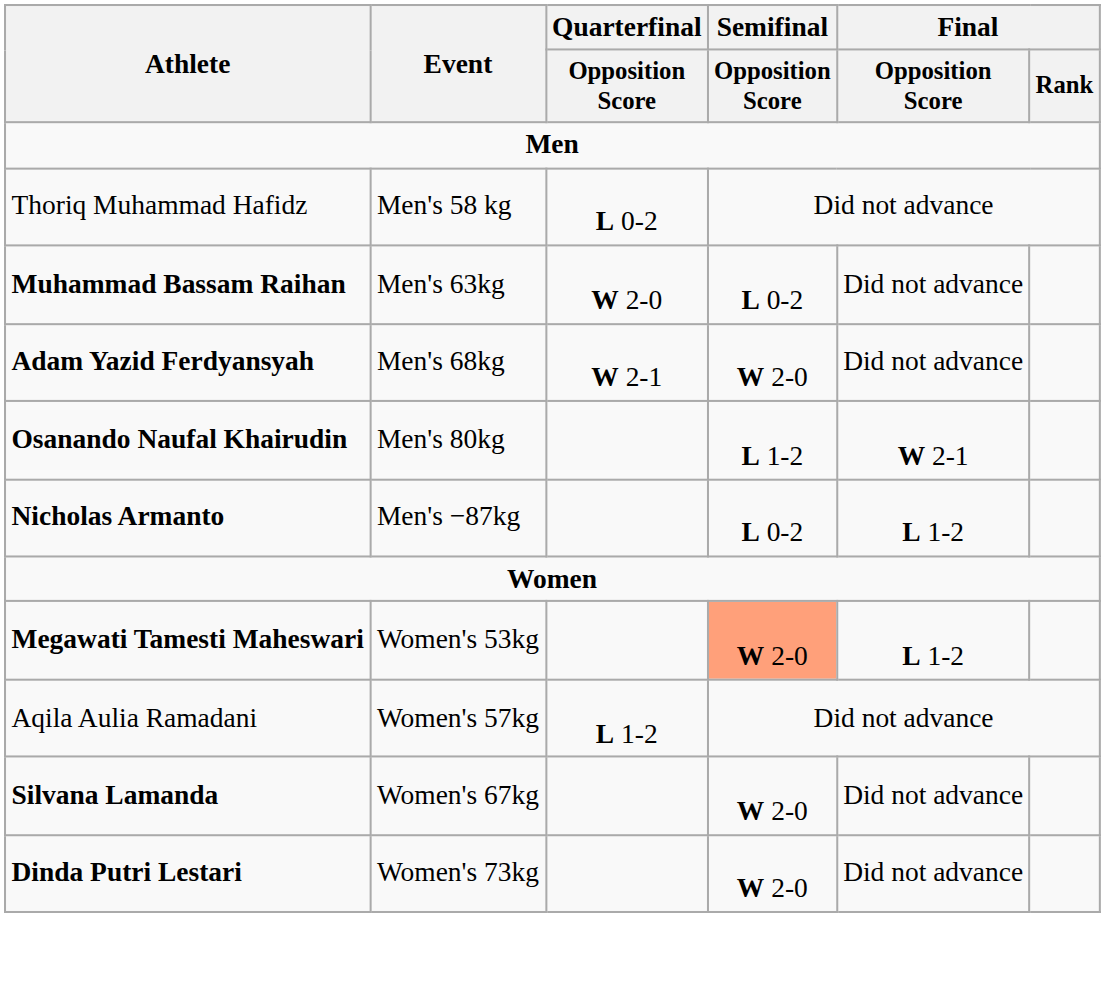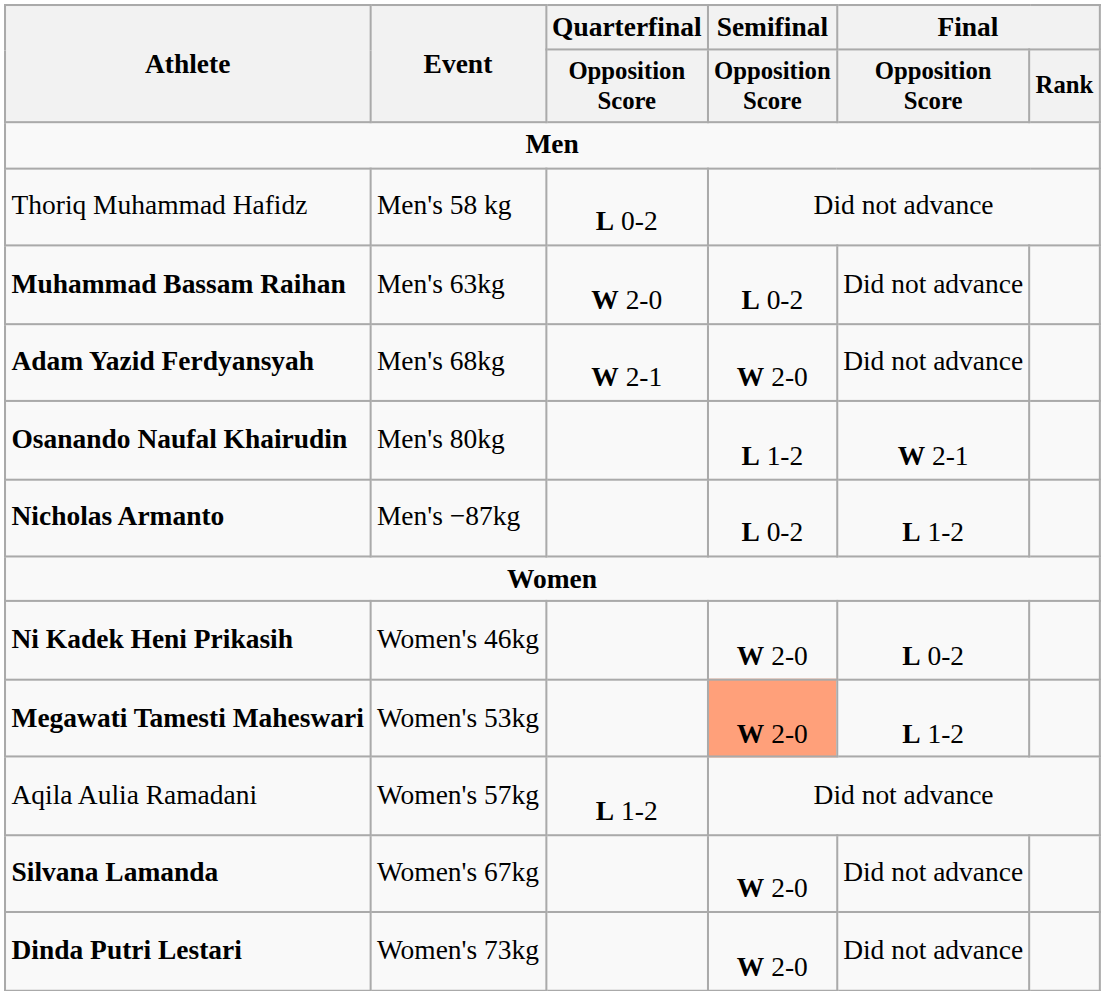+ row: (152, 639)
